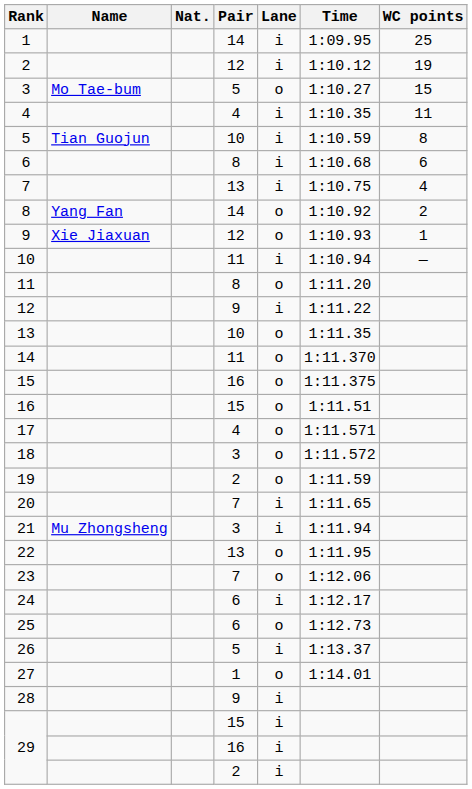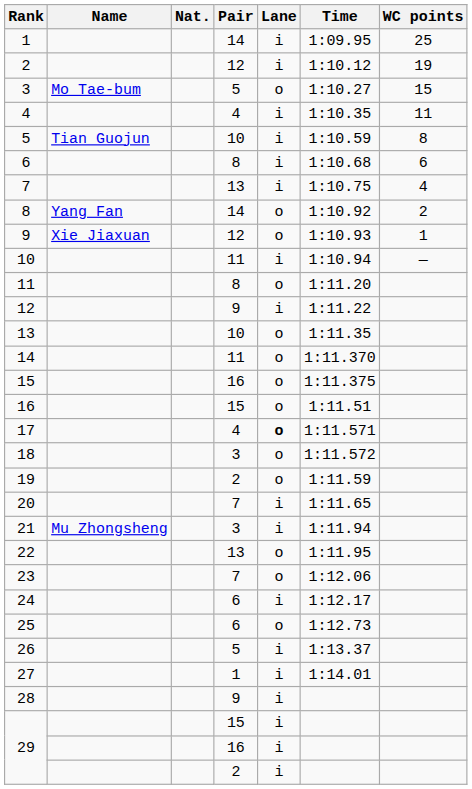(279, 431) normal -> (279, 431) bold
(279, 675) o -> (279, 675) i
